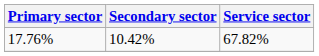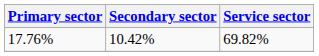(246, 39) 67.82% -> (246, 39) 69.82%
